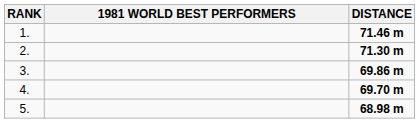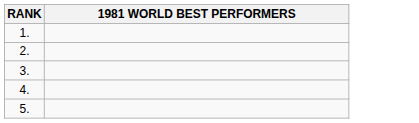- column: (382, 14)
